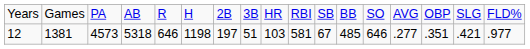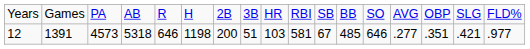(58, 34) 1381 -> (58, 34) 1391
(227, 34) 197 -> (227, 34) 200
